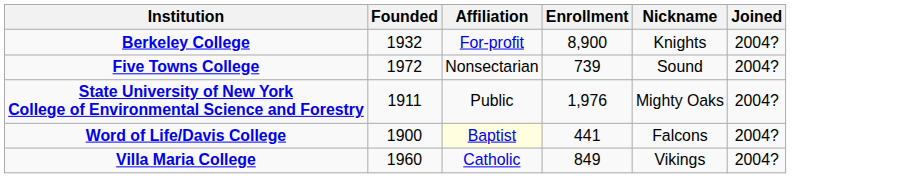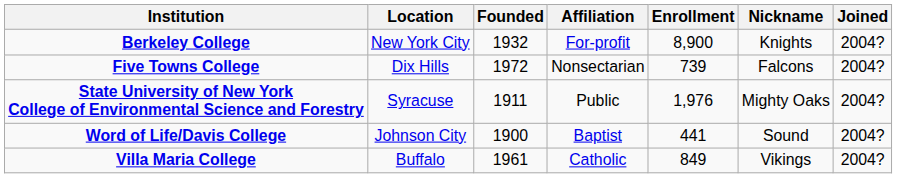+ column: (420, 17)
(680, 67) Sound -> (786, 67) Falcons
(492, 135) lightyellow background -> (598, 135) no background
(680, 135) Falcons -> (786, 135) Sound
(404, 160) 1960 -> (510, 160) 1961
